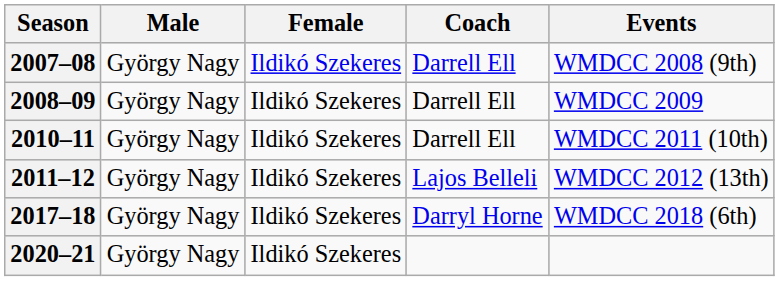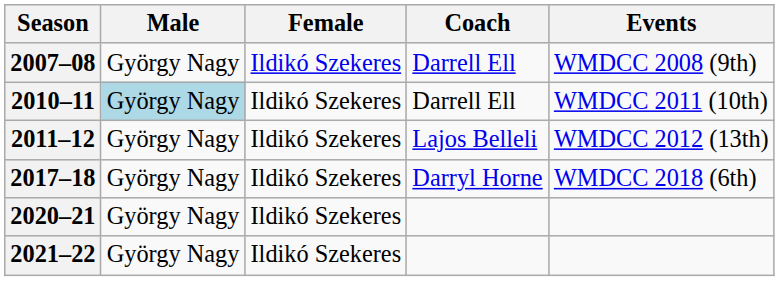- row: (53, 100)
(173, 139) no background -> (173, 100) lightblue background
+ row: (53, 255)
